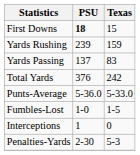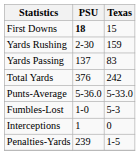(83, 45) 239 -> (85, 45) 2-30
(113, 110) 1-5 -> (113, 110) 5-3
(85, 142) 2-30 -> (83, 142) 239
(113, 142) 5-3 -> (113, 142) 1-5
